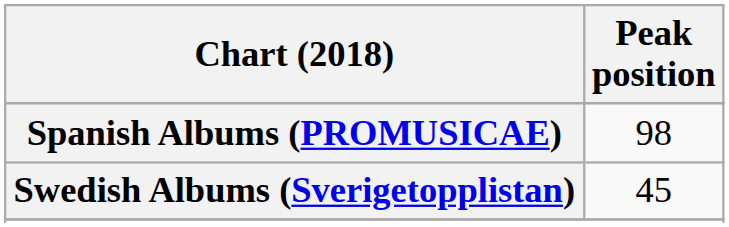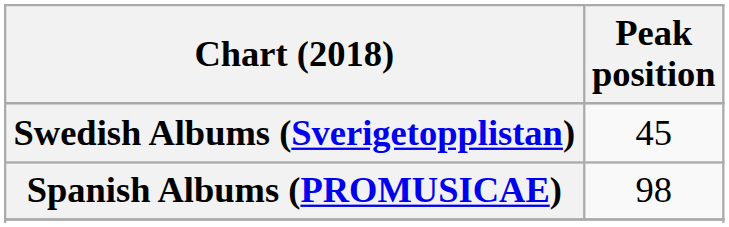rows swapped: (294, 132) <-> (294, 190)
